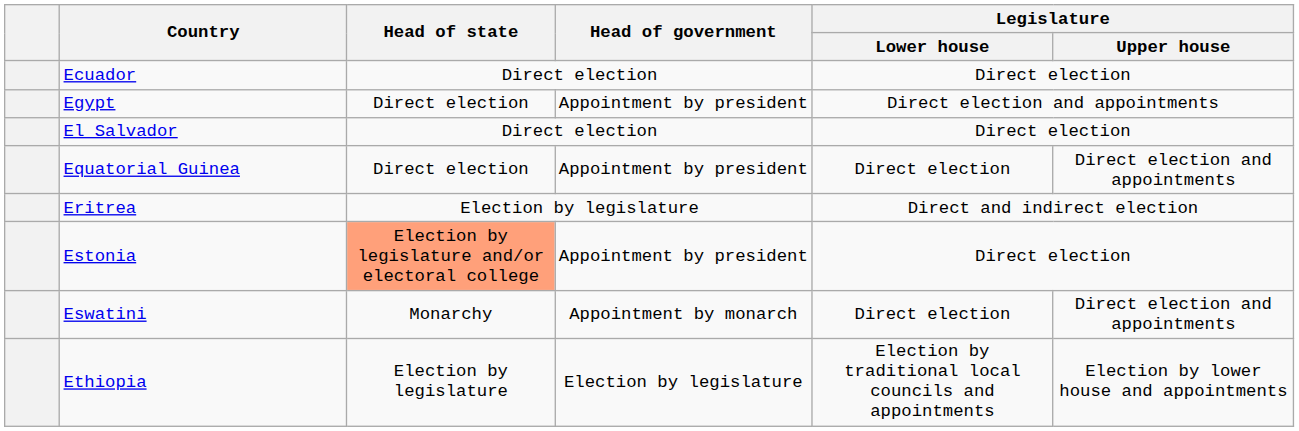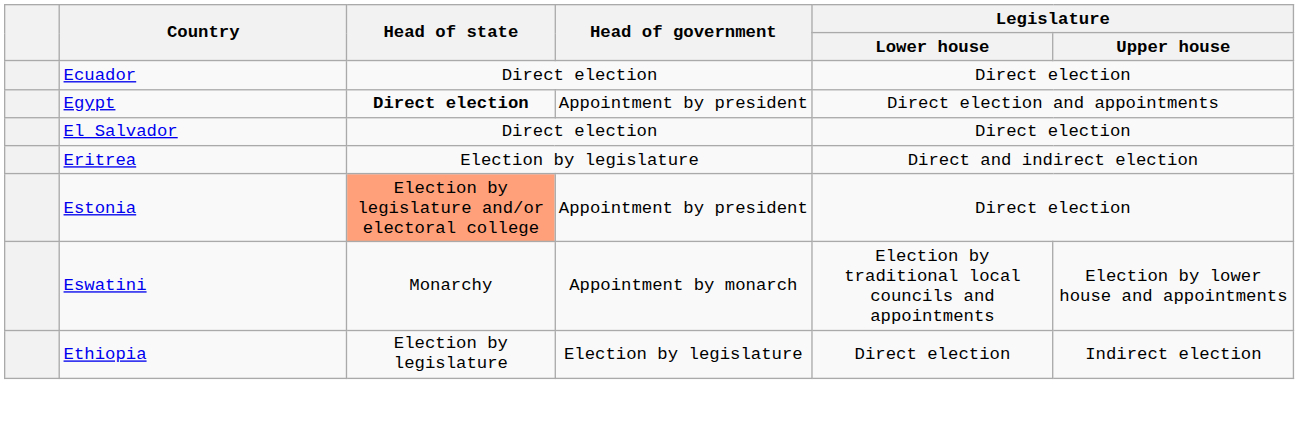(451, 103) normal -> (451, 103) bold
- row: (152, 170)
(932, 314) Direct election -> (932, 286) Election by traditional local councils and appointments
(1173, 314) Direct election and appointments -> (1173, 286) Election by lower house and appointments
(932, 382) Election by traditional local councils and appointments -> (932, 354) Direct election
(1173, 382) Election by lower house and appointments -> (1173, 354) Indirect election
